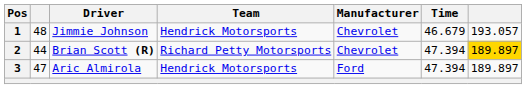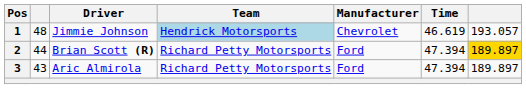(229, 32) no background -> (229, 32) lightblue background
(445, 32) 46.679 -> (445, 32) 46.619
(368, 51) Chevrolet -> (350, 51) Ford
(40, 69) 47 -> (40, 69) 43
(229, 69) Hendrick Motorsports -> (246, 69) Richard Petty Motorsports
